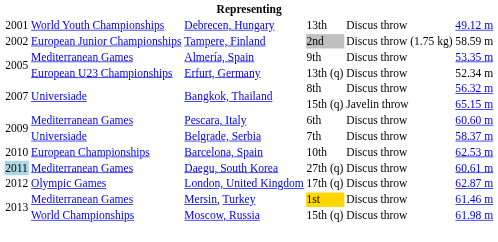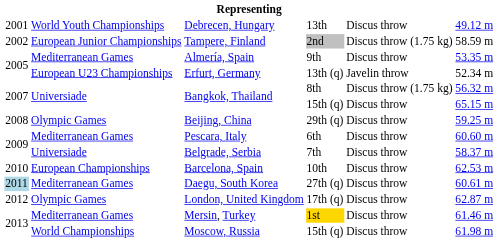(377, 73) Discus throw -> (377, 73) Javelin throw
(377, 88) Discus throw -> (399, 88) Discus throw (1.75 kg)
(377, 104) Javelin throw -> (377, 104) Discus throw
+ row: (218, 120)
